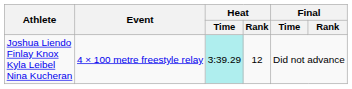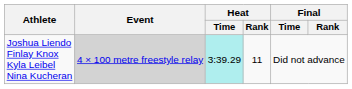(140, 60) no background -> (140, 60) lightgrey background
(257, 60) 12 -> (257, 60) 11
